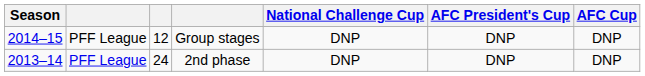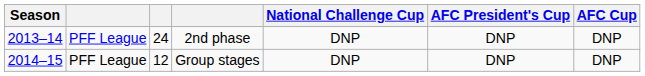rows swapped: (217, 60) <-> (217, 37)
